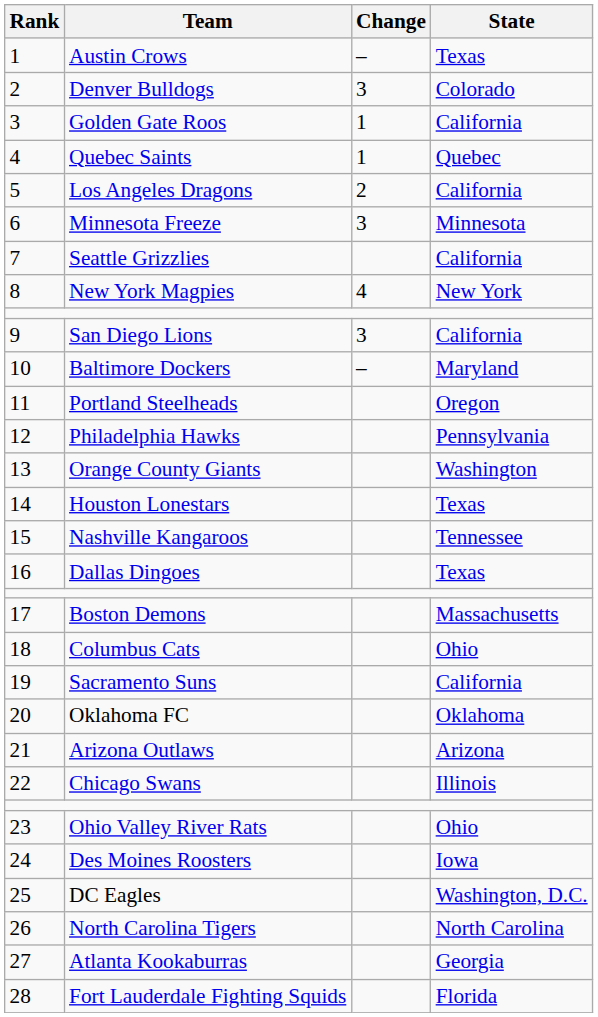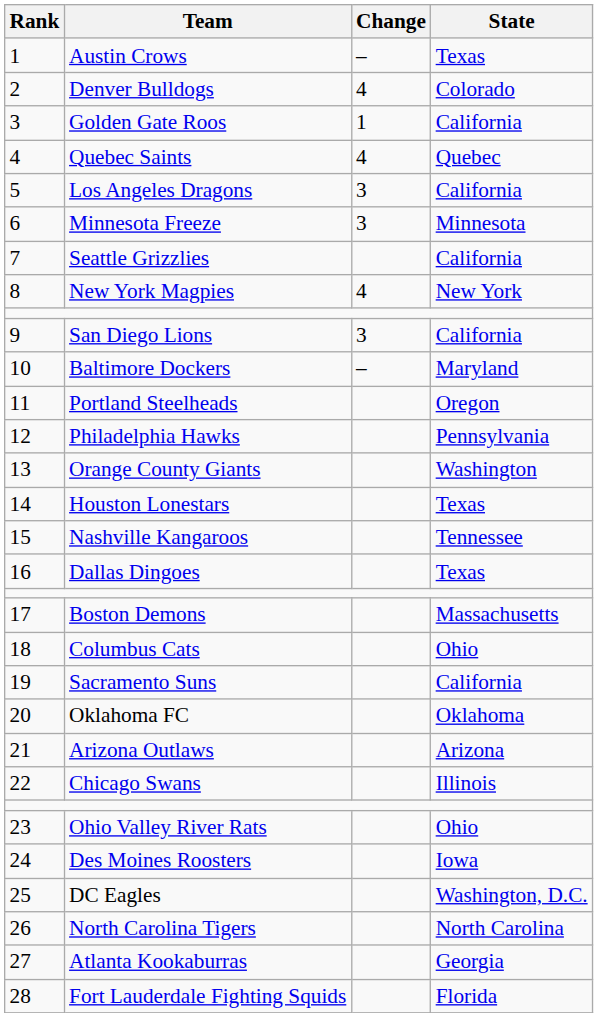(361, 88) 3 -> (361, 88) 4
(361, 156) 1 -> (361, 156) 4
(361, 190) 2 -> (361, 190) 3
